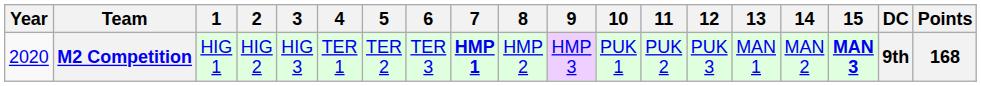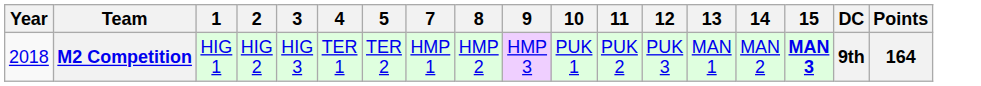- column: (428, 18)
(29, 57) 2020 -> (29, 57) 2018
(475, 57) bold -> (430, 57) normal
(945, 57) 168 -> (901, 57) 164
